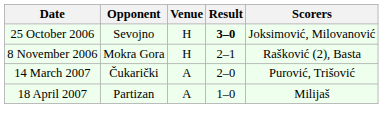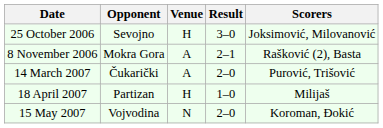(226, 34) bold -> (226, 34) normal
(187, 53) H -> (187, 53) A
(187, 93) A -> (187, 93) H
+ row: (52, 113)
